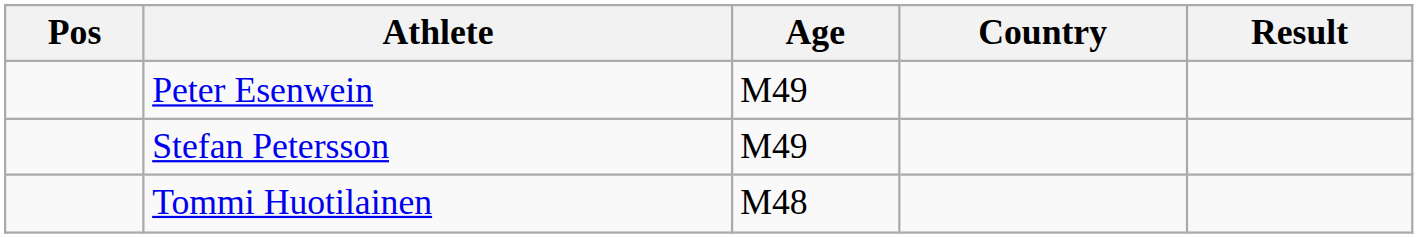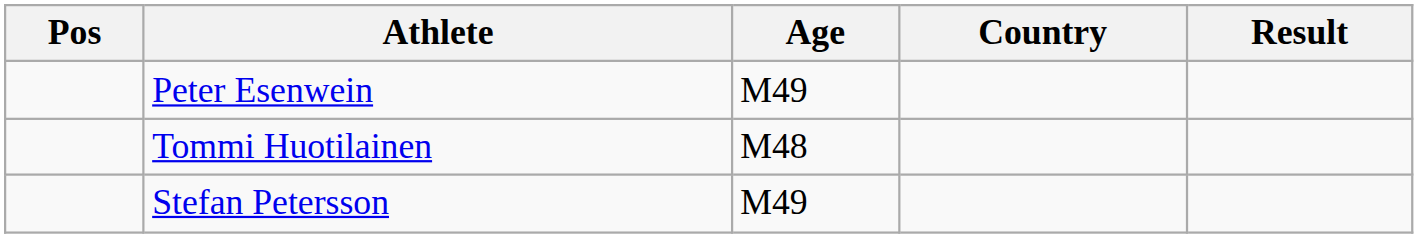rows swapped: (292, 202) <-> (271, 145)
